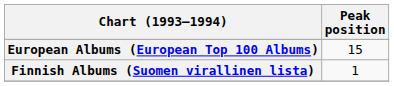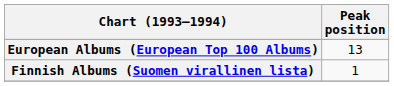(355, 50) 15 -> (355, 50) 13
